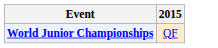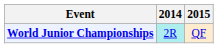+ column: (170, 14)
